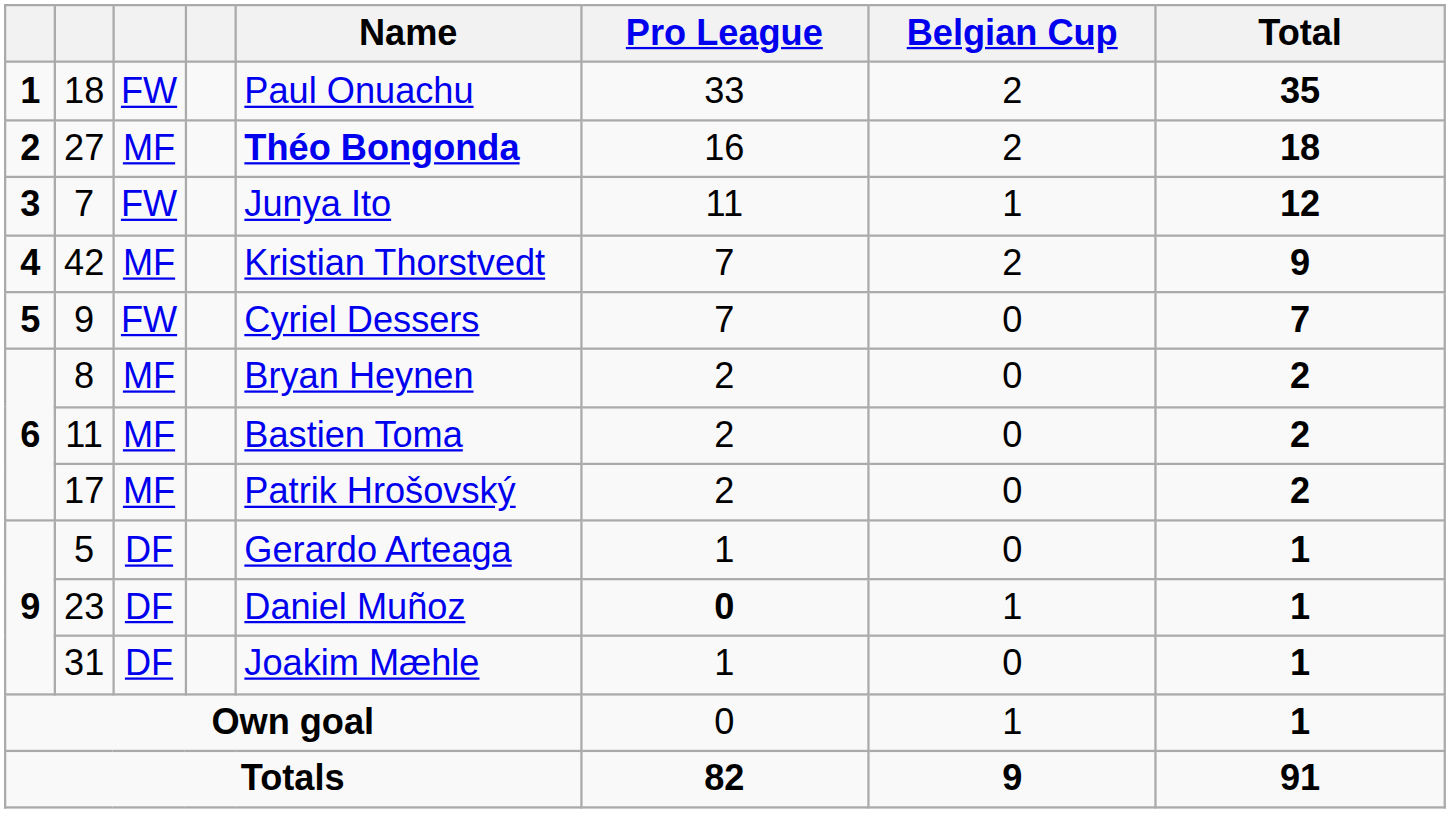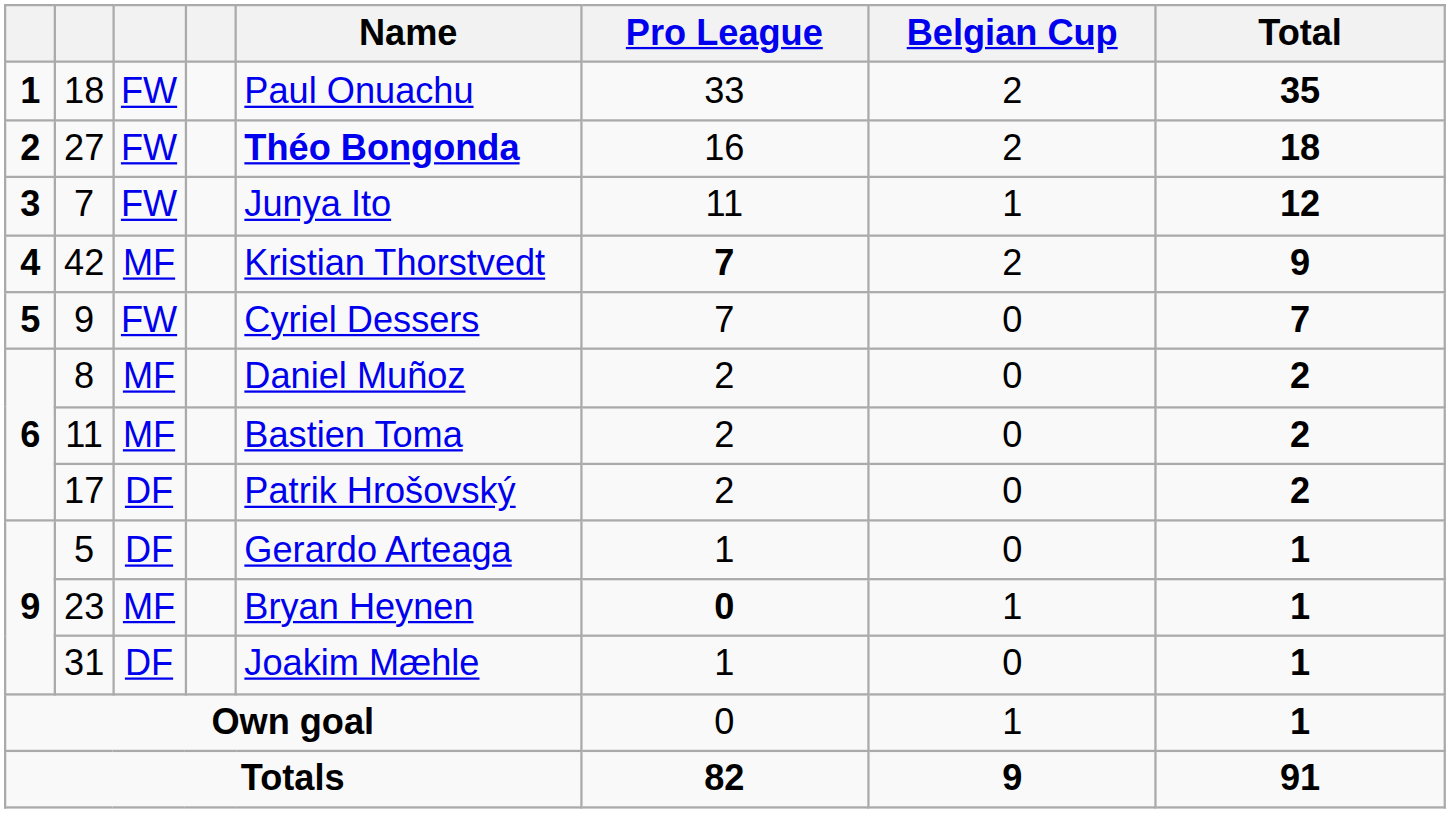(149, 147) MF -> (149, 147) FW
(724, 262) normal -> (724, 262) bold
(359, 377) Bryan Heynen -> (355, 377) Daniel Muñoz
(149, 491) MF -> (149, 491) DF
(149, 606) DF -> (149, 606) MF
(355, 606) Daniel Muñoz -> (359, 606) Bryan Heynen
